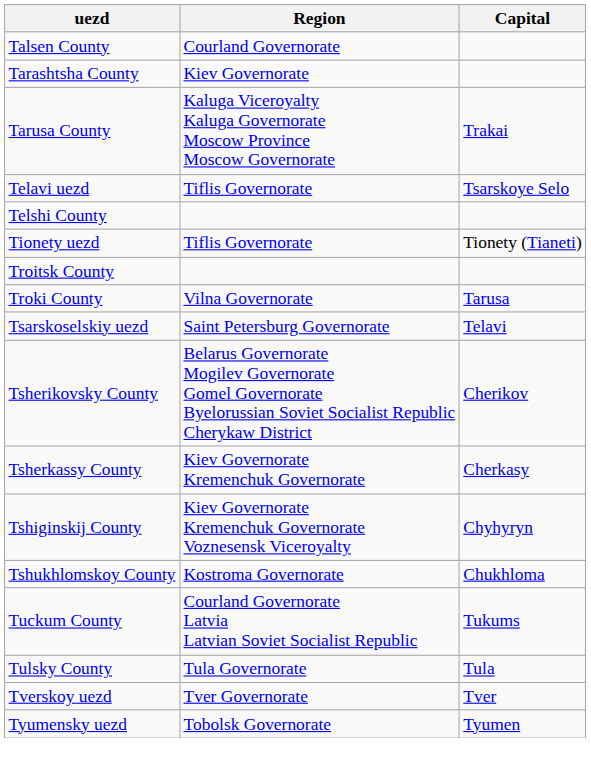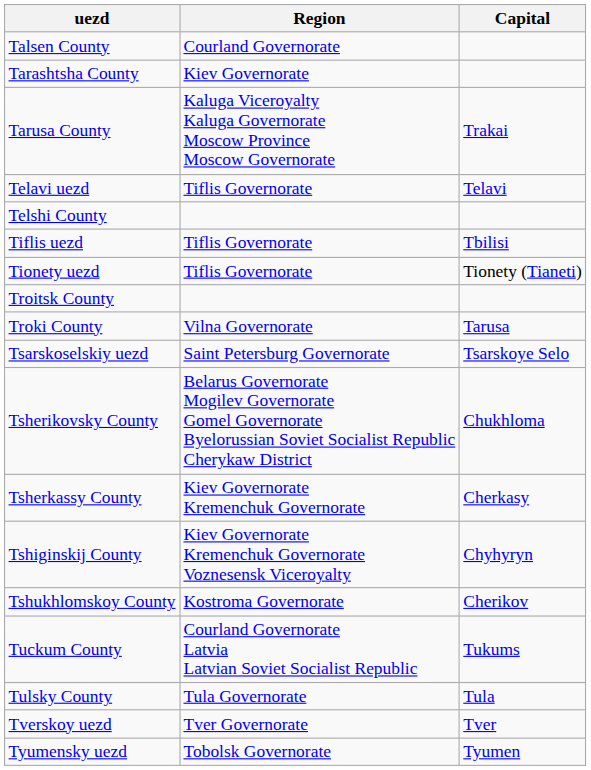(516, 187) Tsarskoye Selo -> (485, 187) Telavi
+ row: (46, 243)
(485, 326) Telavi -> (516, 353) Tsarskoye Selo
(496, 393) Cherikov -> (504, 420) Chukhloma
(504, 574) Chukhloma -> (496, 601) Cherikov
